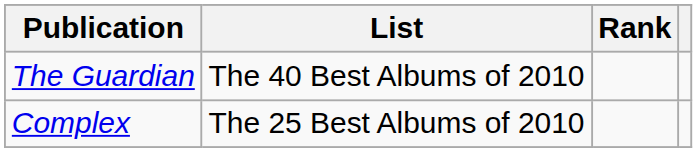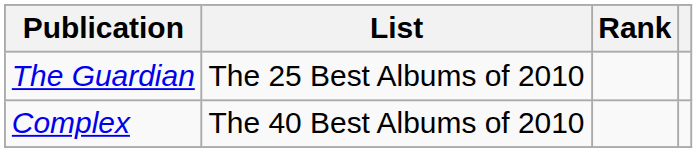(397, 75) The 40 Best Albums of 2010 -> (397, 75) The 25 Best Albums of 2010
(397, 123) The 25 Best Albums of 2010 -> (397, 123) The 40 Best Albums of 2010
